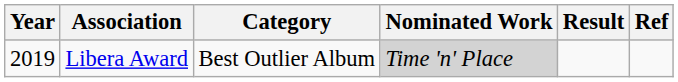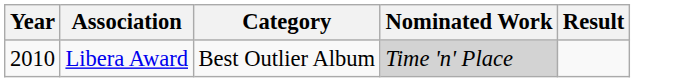- column: (652, 22)
(32, 58) 2019 -> (32, 58) 2010
